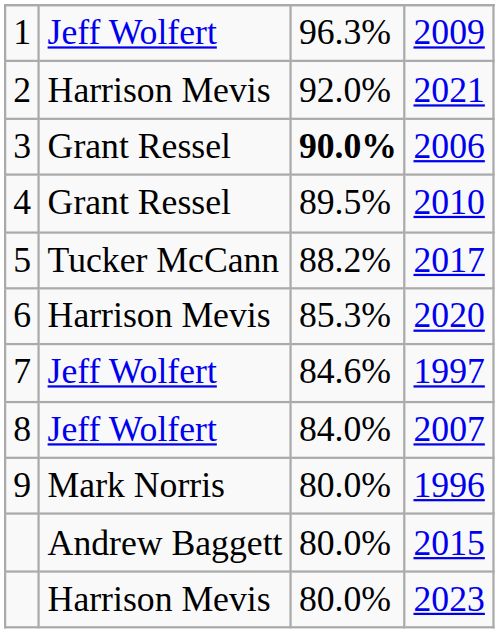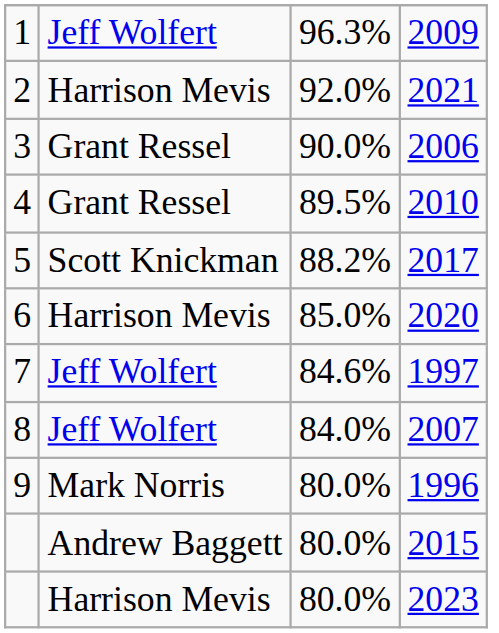(348, 145) bold -> (345, 145) normal
(163, 259) Tucker McCann -> (163, 259) Scott Knickman
(345, 315) 85.3% -> (345, 315) 85.0%
